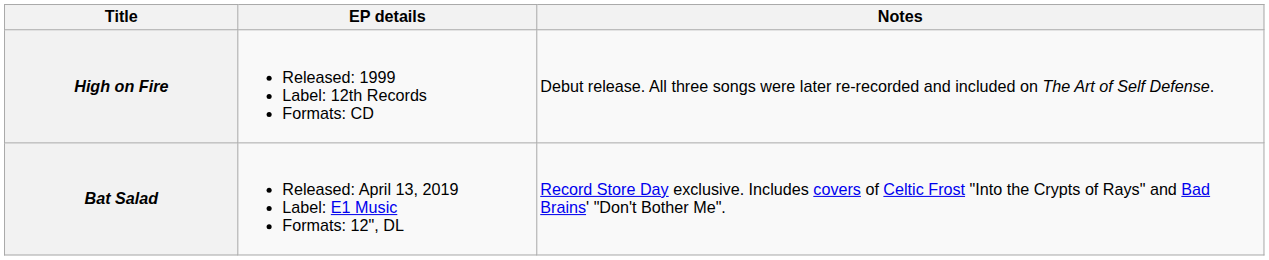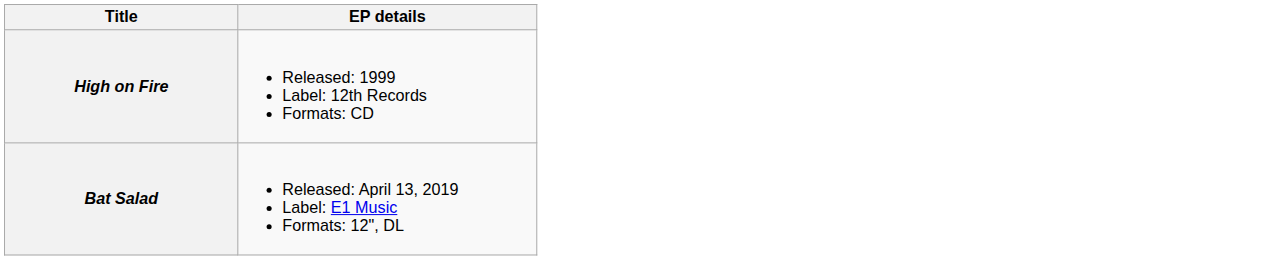- column: (900, 17)
